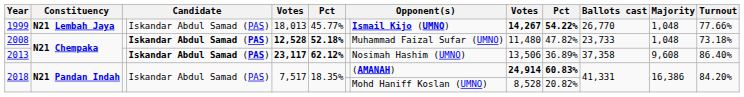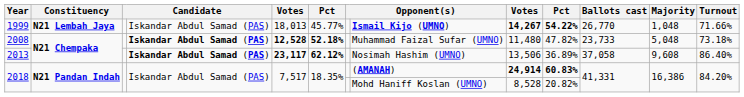(716, 26) 77.66% -> (716, 26) 71.66%
(665, 41) 1,048 -> (665, 41) 5,048
(598, 55) 37,358 -> (598, 55) 37,058
